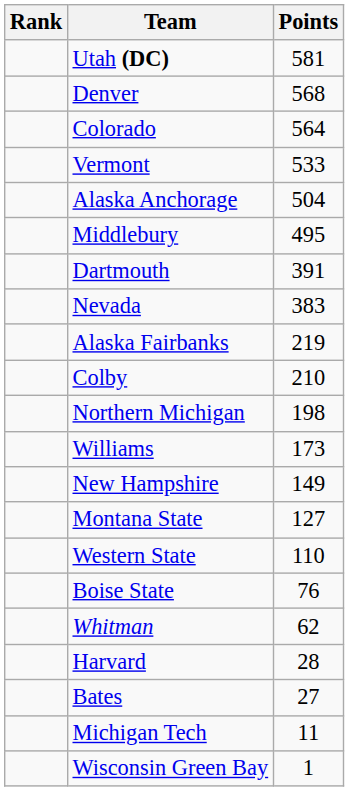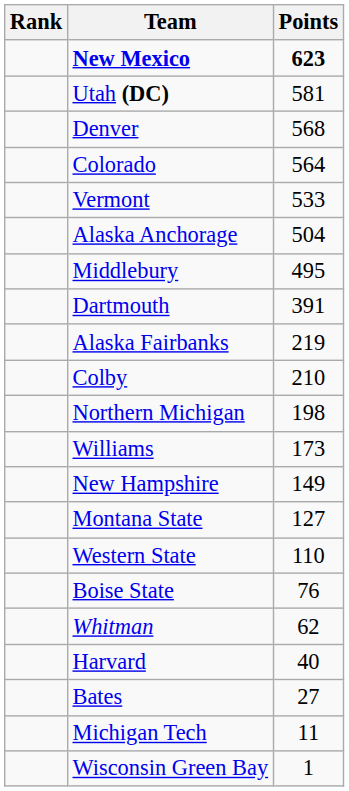+ row: (131, 57)
- row: (107, 306)
(308, 661) 28 -> (308, 661) 40
